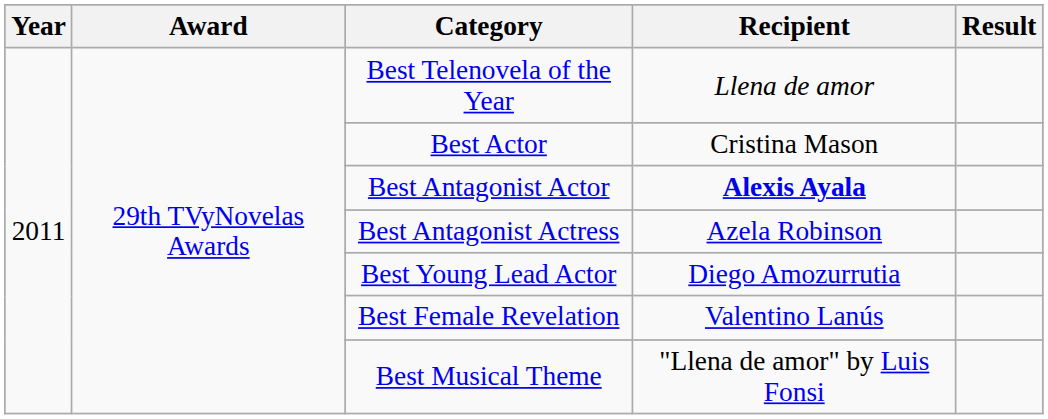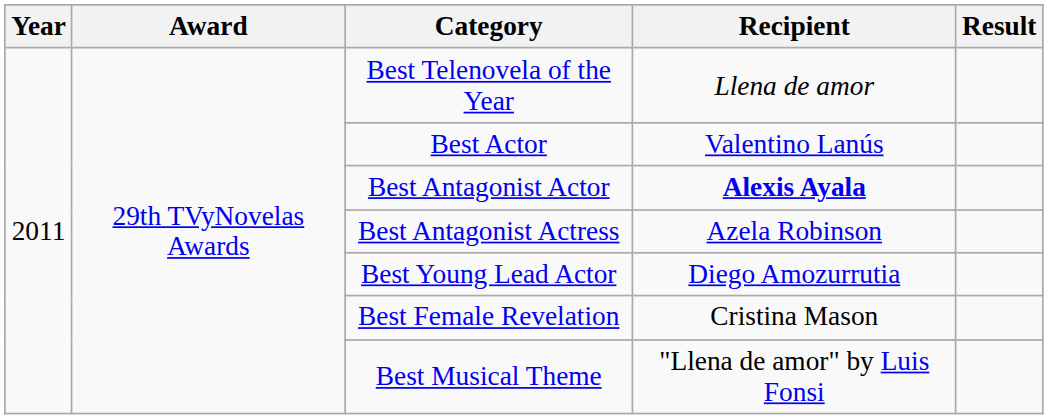(794, 143) Cristina Mason -> (794, 143) Valentino Lanús
(794, 317) Valentino Lanús -> (794, 317) Cristina Mason
